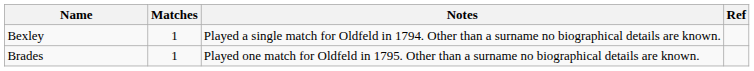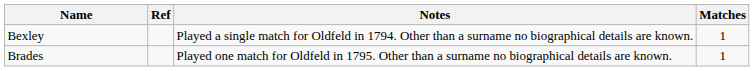columns swapped: (174, 14) <-> (736, 14)
